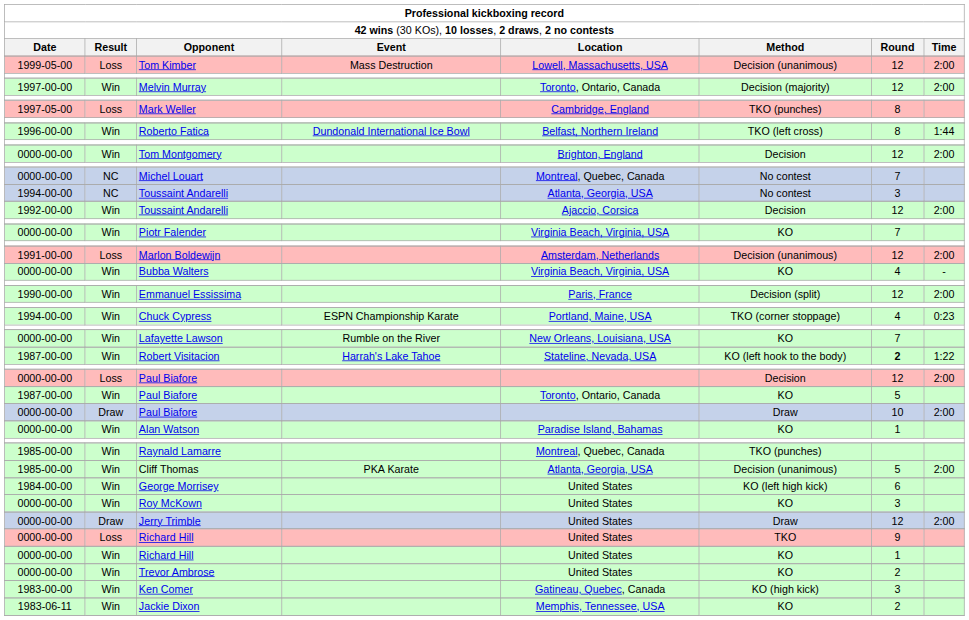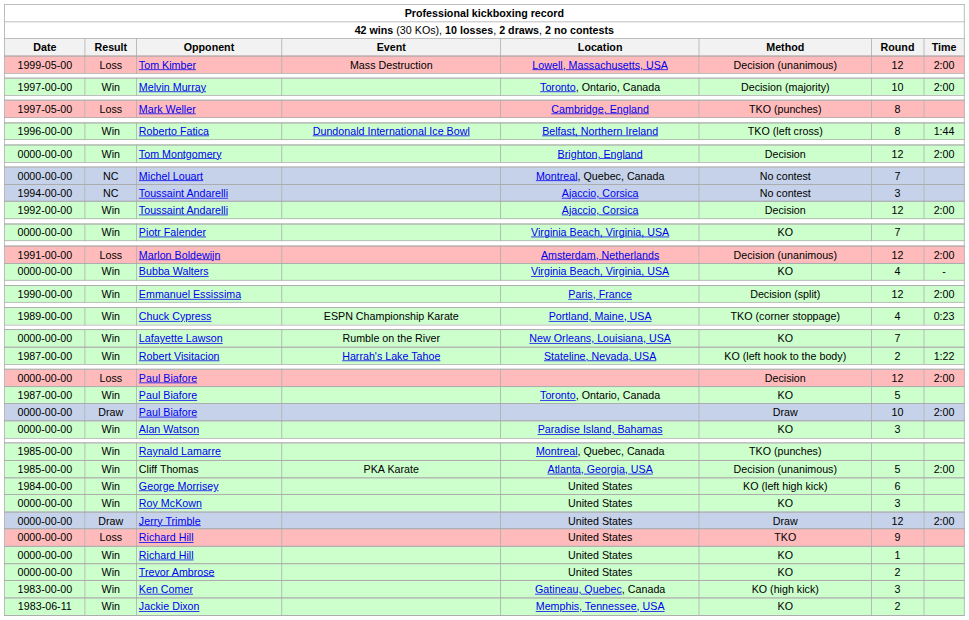(898, 87) 12 -> (898, 87) 10
(600, 193) Atlanta, Georgia, USA -> (600, 193) Ajaccio, Corsica
(45, 316) 1994-00-00 -> (45, 316) 1989-00-00
(898, 356) bold -> (898, 356) normal
(898, 430) 1 -> (898, 430) 3
